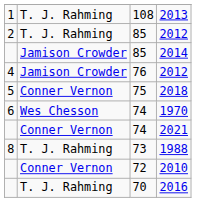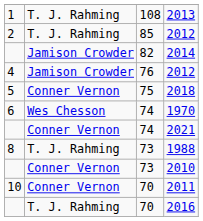(140, 53) 85 -> (147, 53) 82
(140, 168) 72 -> (147, 168) 73
+ row: (14, 188)
